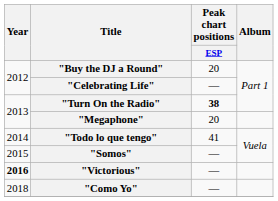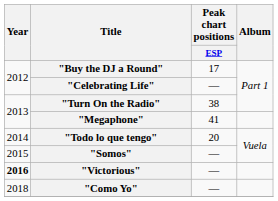(214, 69) 20 -> (214, 69) 17
(214, 103) bold -> (214, 103) normal
(214, 120) 20 -> (214, 120) 41
(214, 137) 41 -> (214, 137) 20
